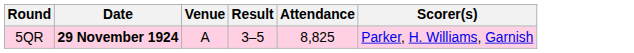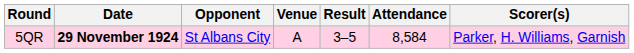+ column: (228, 15)
(317, 37) 8,825 -> (409, 37) 8,584
